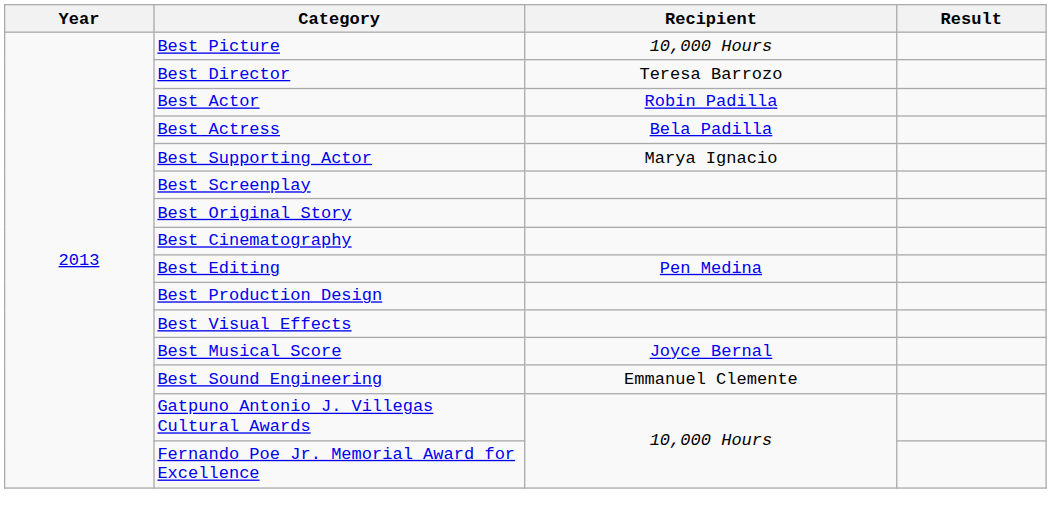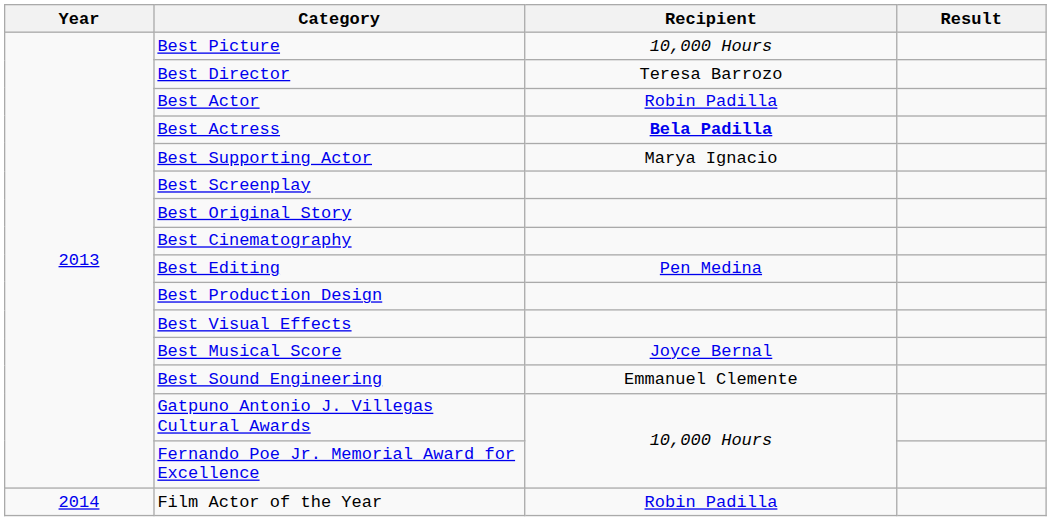(711, 130) normal -> (711, 130) bold
+ row: (270, 502)
